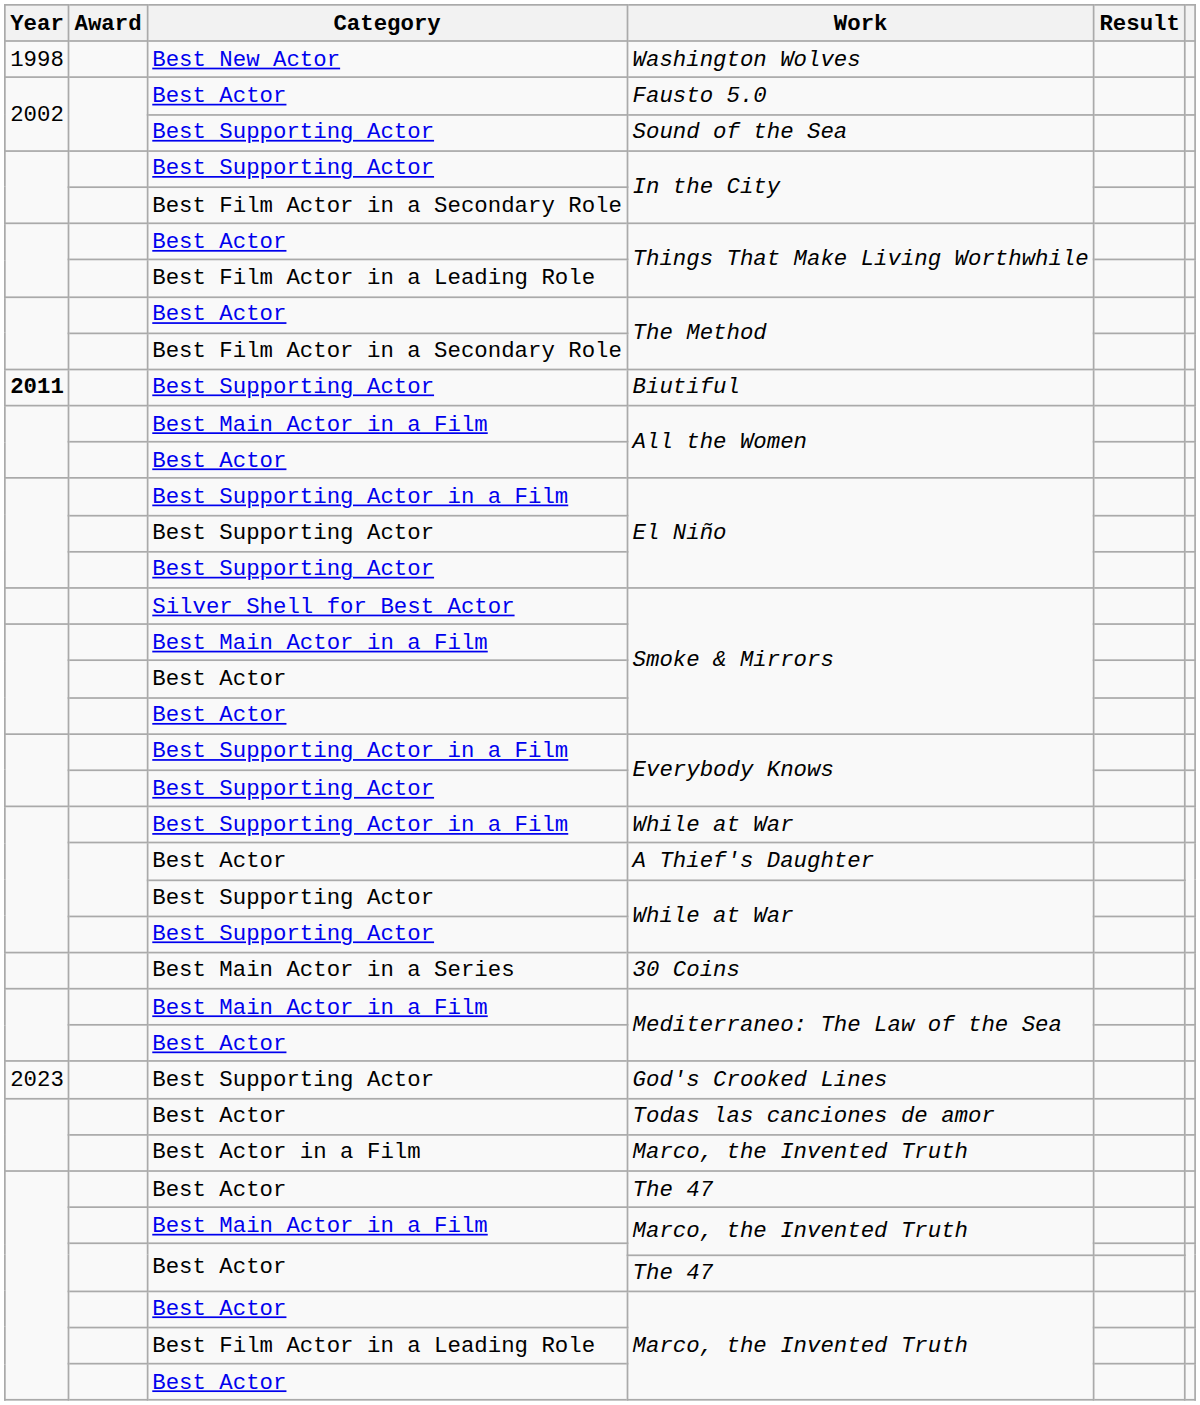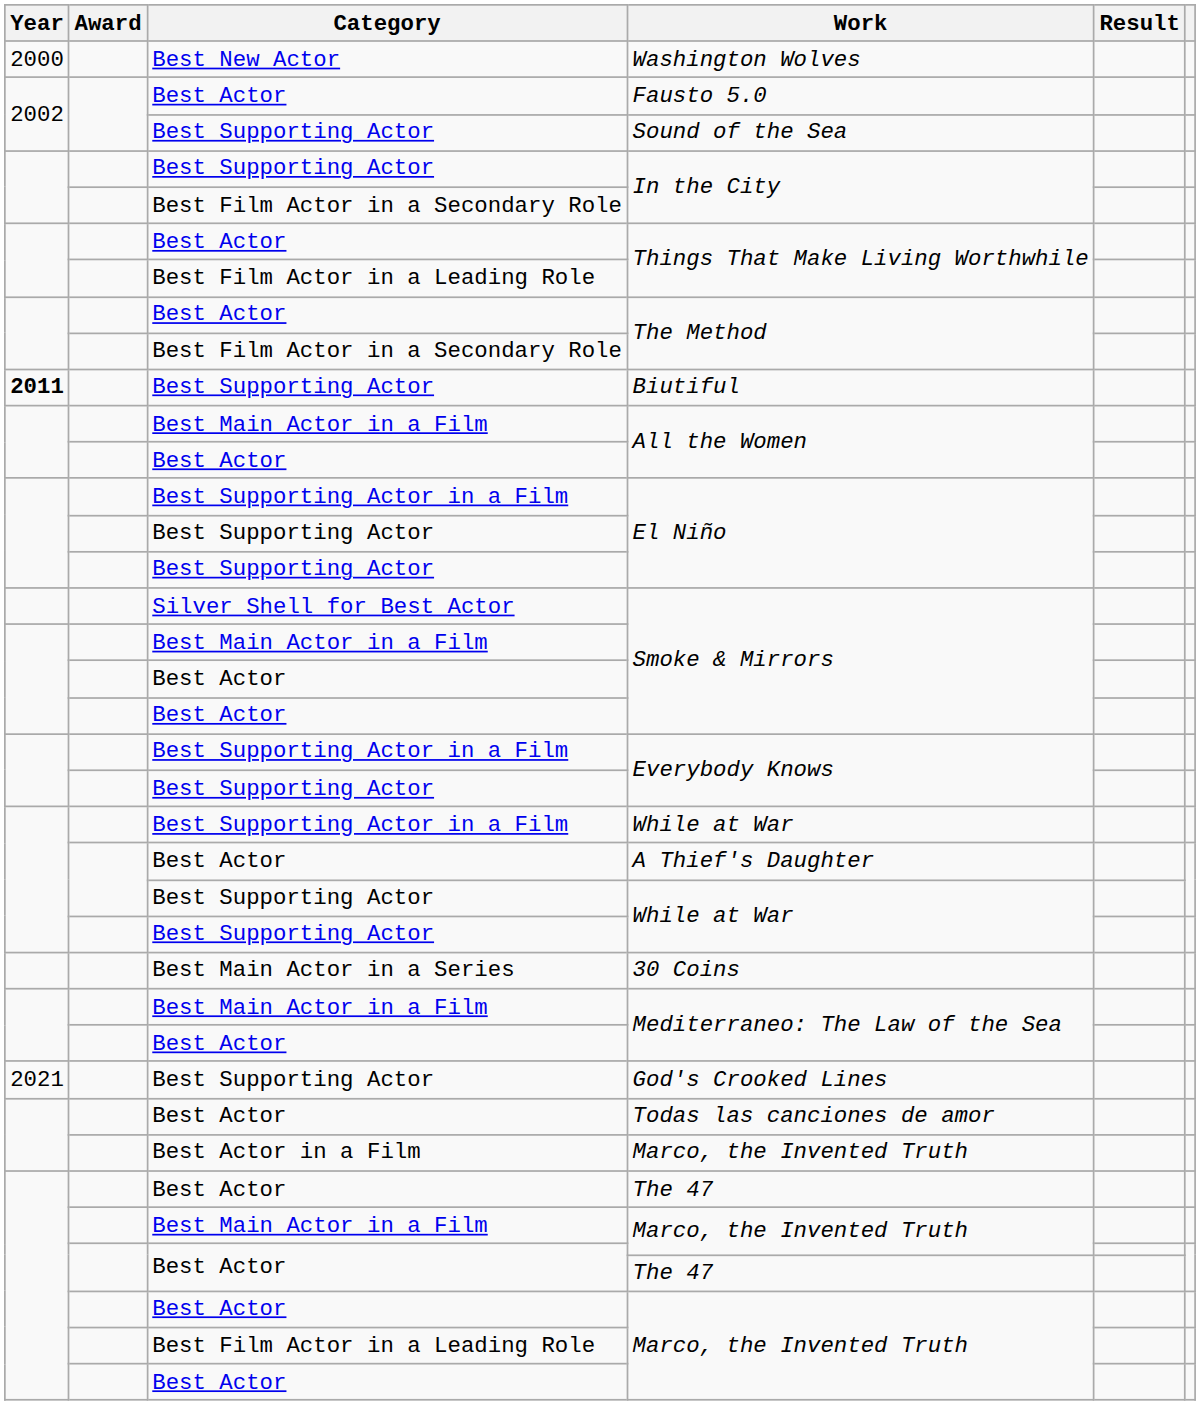(37, 60) 1998 -> (37, 60) 2000
(37, 1080) 2023 -> (37, 1080) 2021
